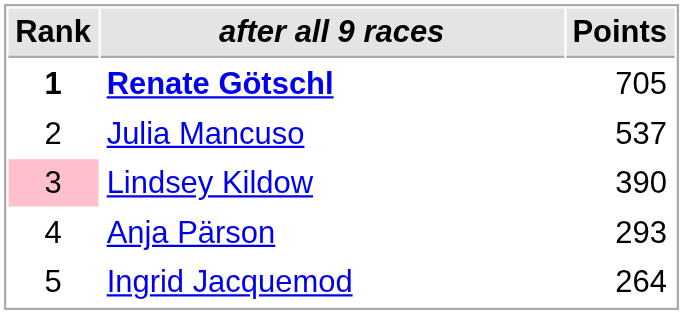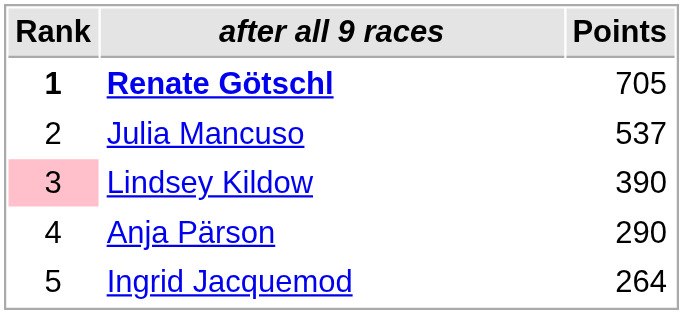(641, 232) 293 -> (641, 232) 290
